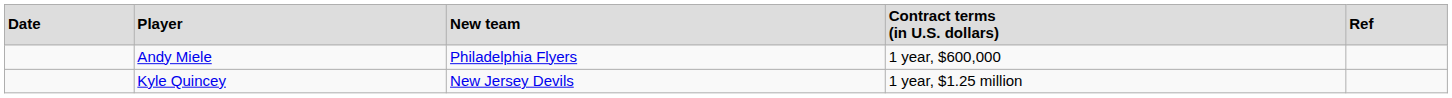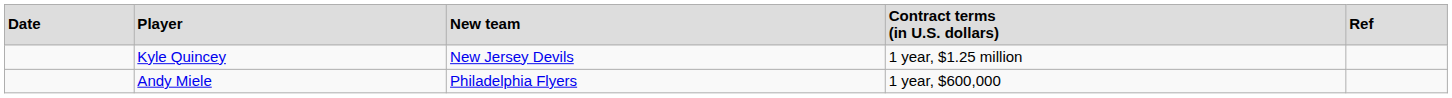rows swapped: (175, 57) <-> (182, 81)
